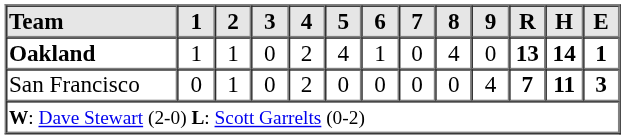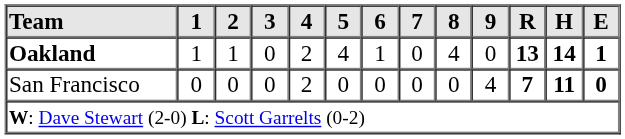(233, 84) 1 -> (233, 84) 0
(601, 84) 3 -> (601, 84) 0
